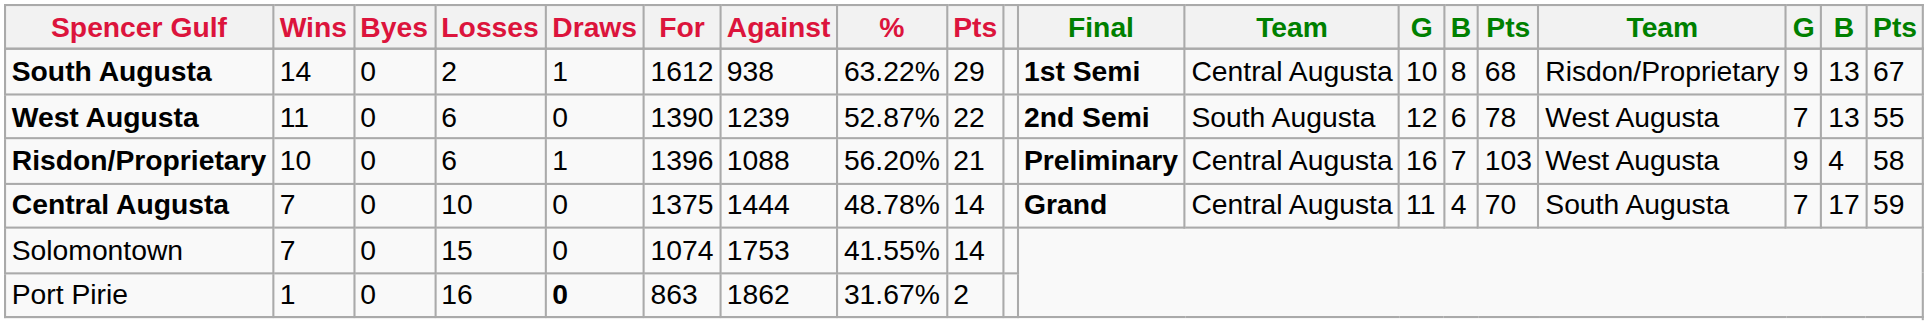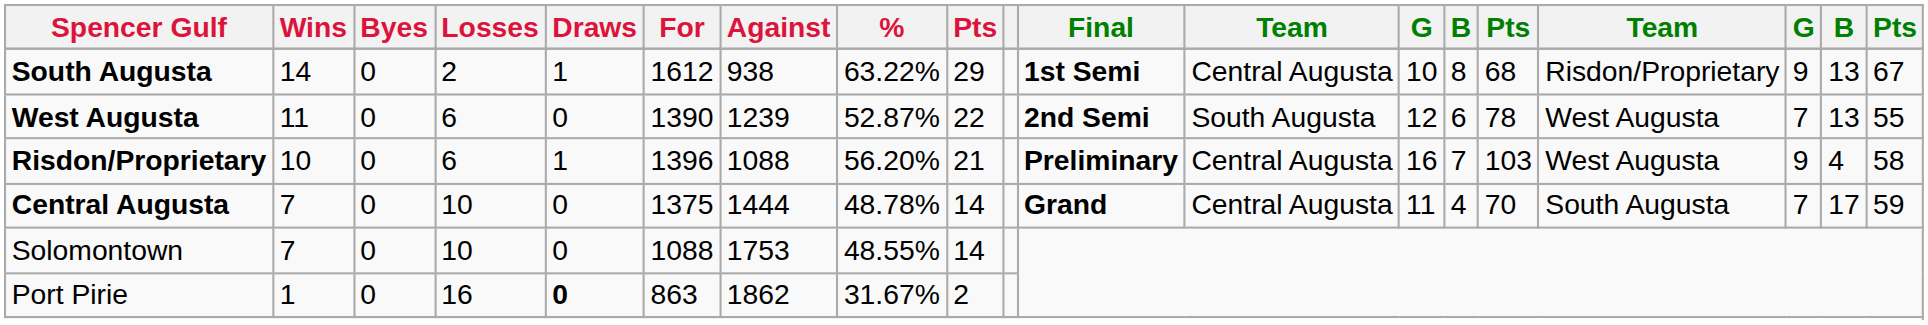(457, 250) 15 -> (457, 250) 10
(682, 250) 1074 -> (682, 250) 1088
(892, 250) 41.55% -> (892, 250) 48.55%
